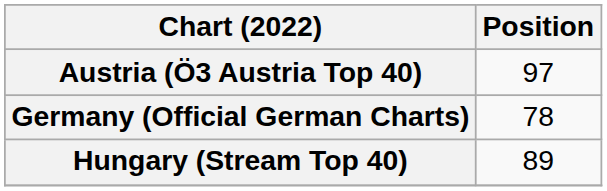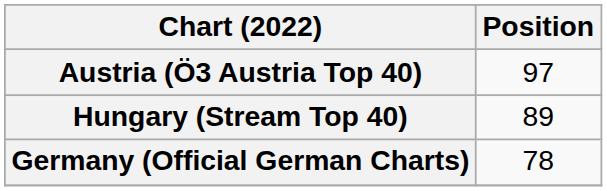rows swapped: (240, 116) <-> (240, 161)
